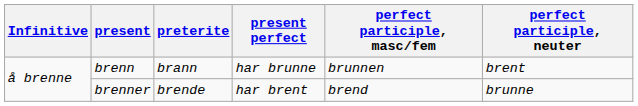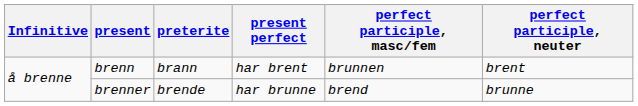(276, 68) har brunne -> (272, 68) har brent
(272, 90) har brent -> (276, 90) har brunne
